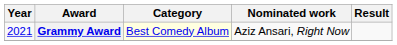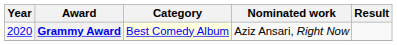(20, 31) 2021 -> (20, 31) 2020
